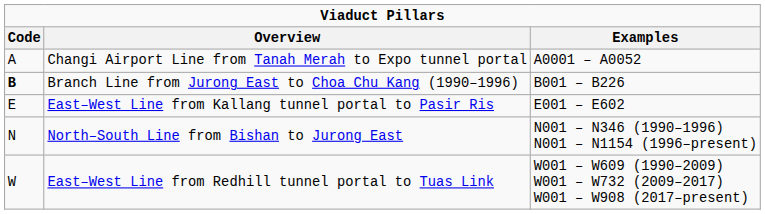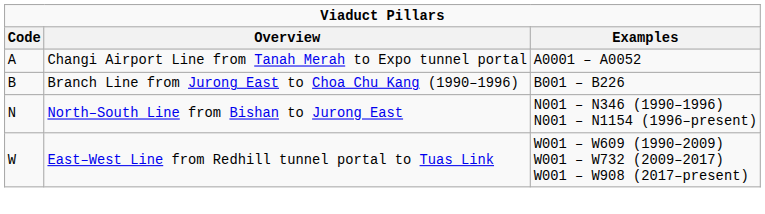(12, 83) bold -> (12, 83) normal
- row: (271, 106)
